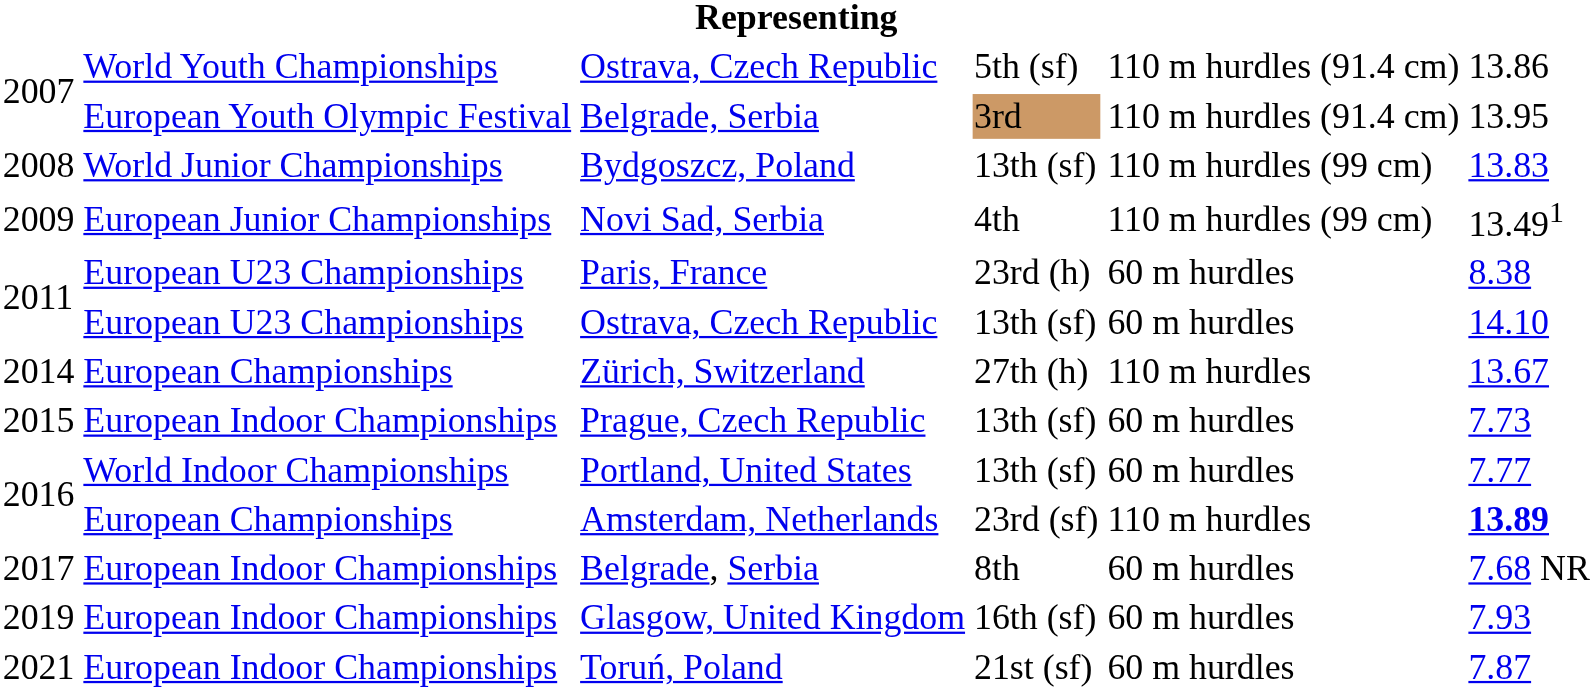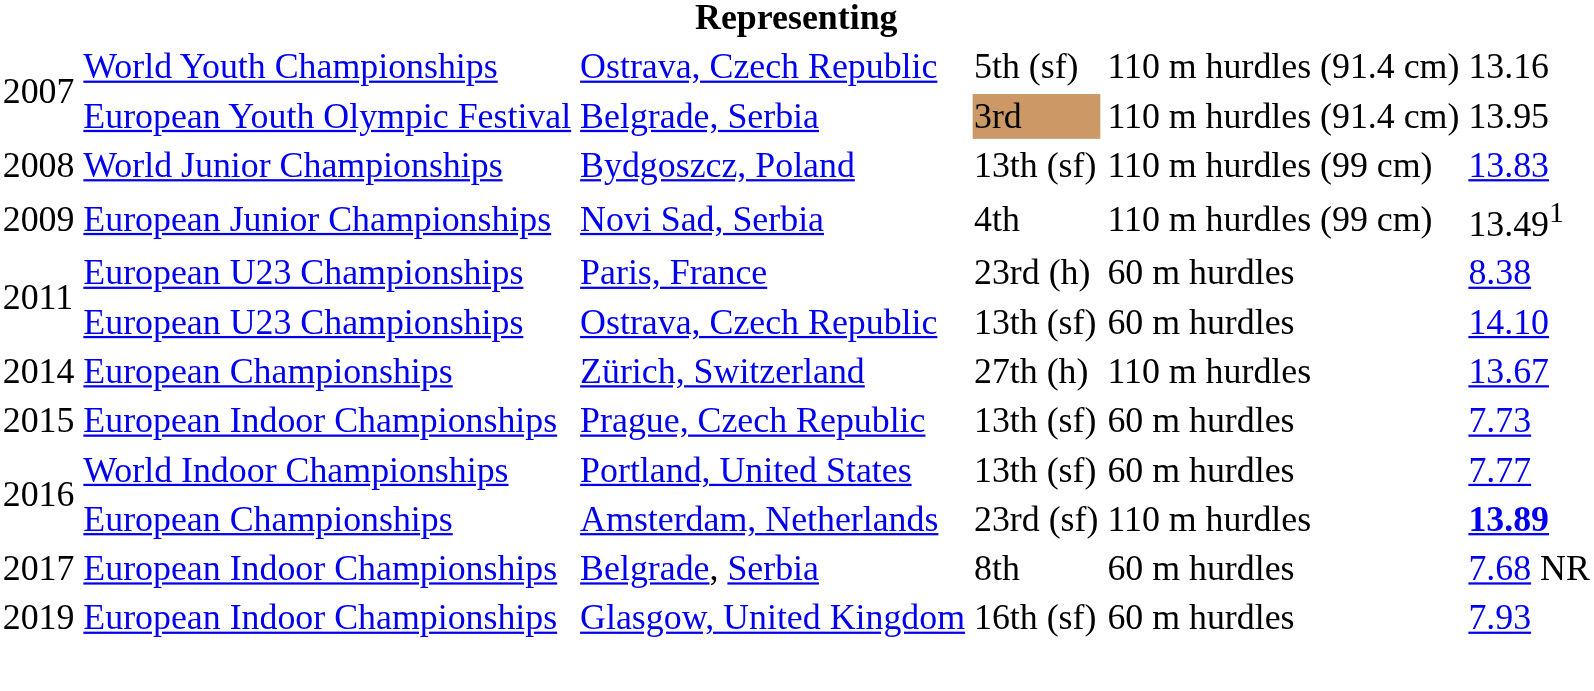(1509, 66) 13.86 -> (1509, 66) 13.16
- row: (39, 667)
